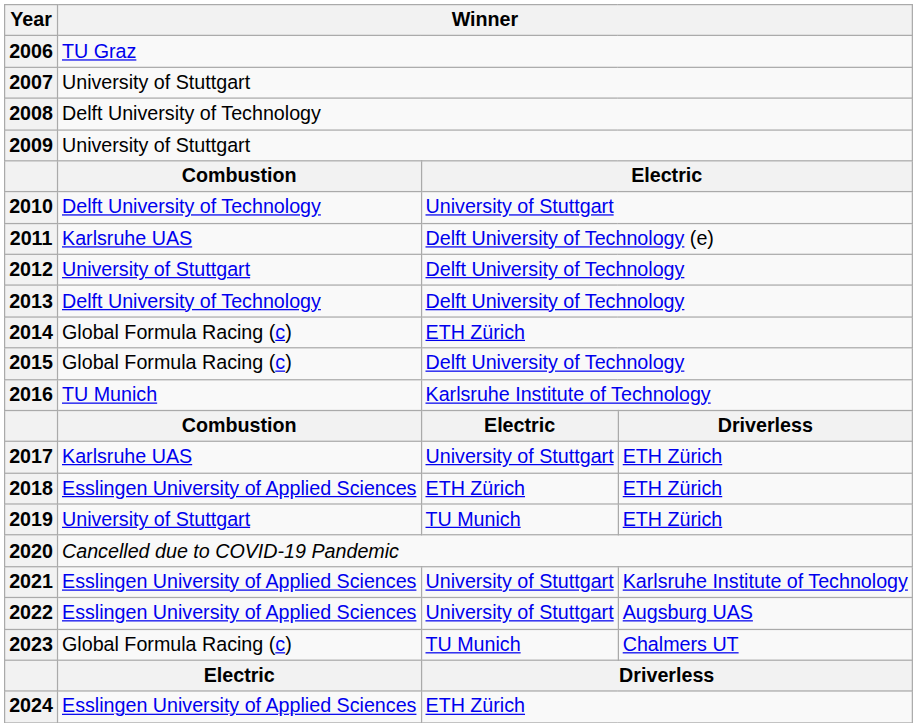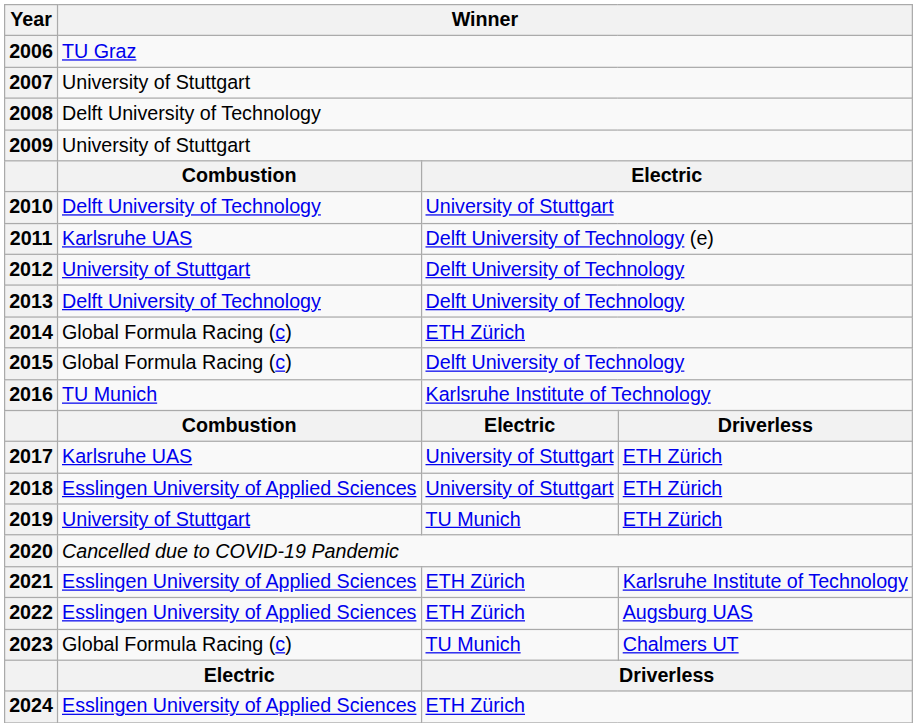(475, 488) ETH Zürich -> (520, 488) University of Stuttgart
(520, 581) University of Stuttgart -> (475, 581) ETH Zürich
(520, 613) University of Stuttgart -> (475, 613) ETH Zürich
